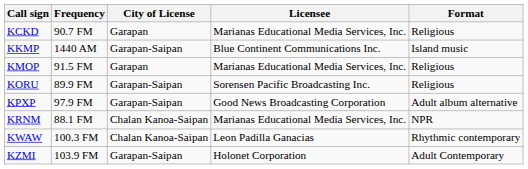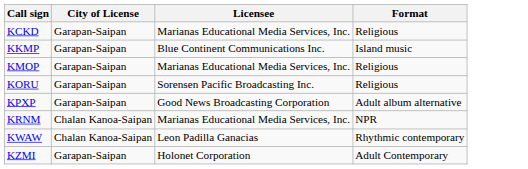- column: (80, 13)
(129, 31) Garapan -> (90, 31) Garapan-Saipan
(129, 66) Garapan -> (90, 66) Garapan-Saipan
